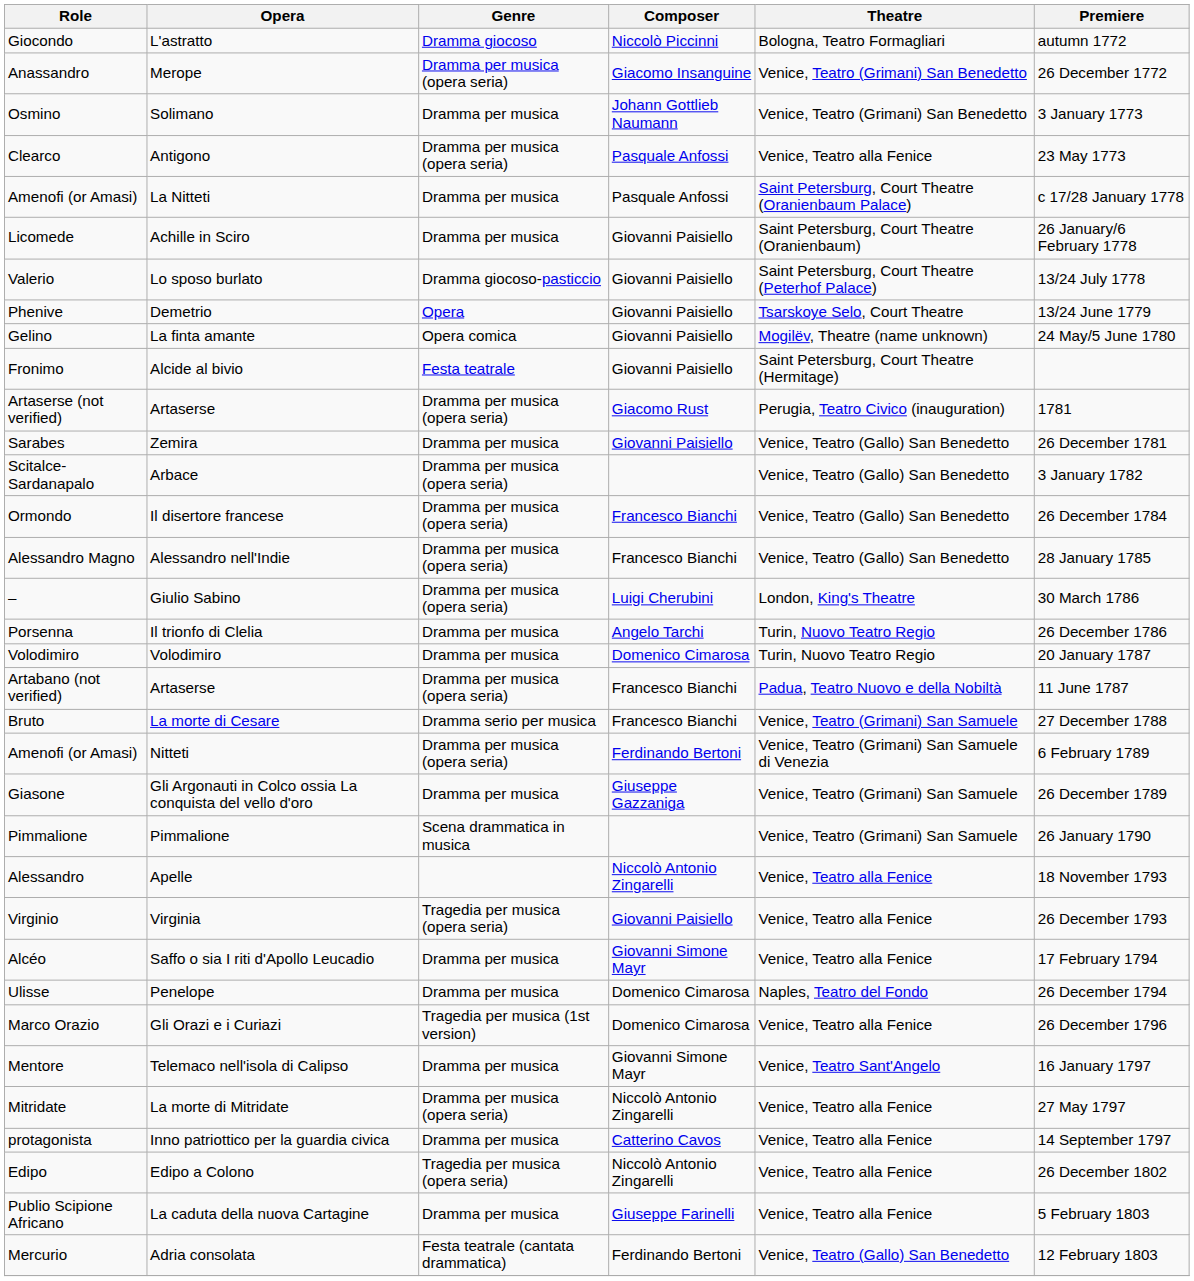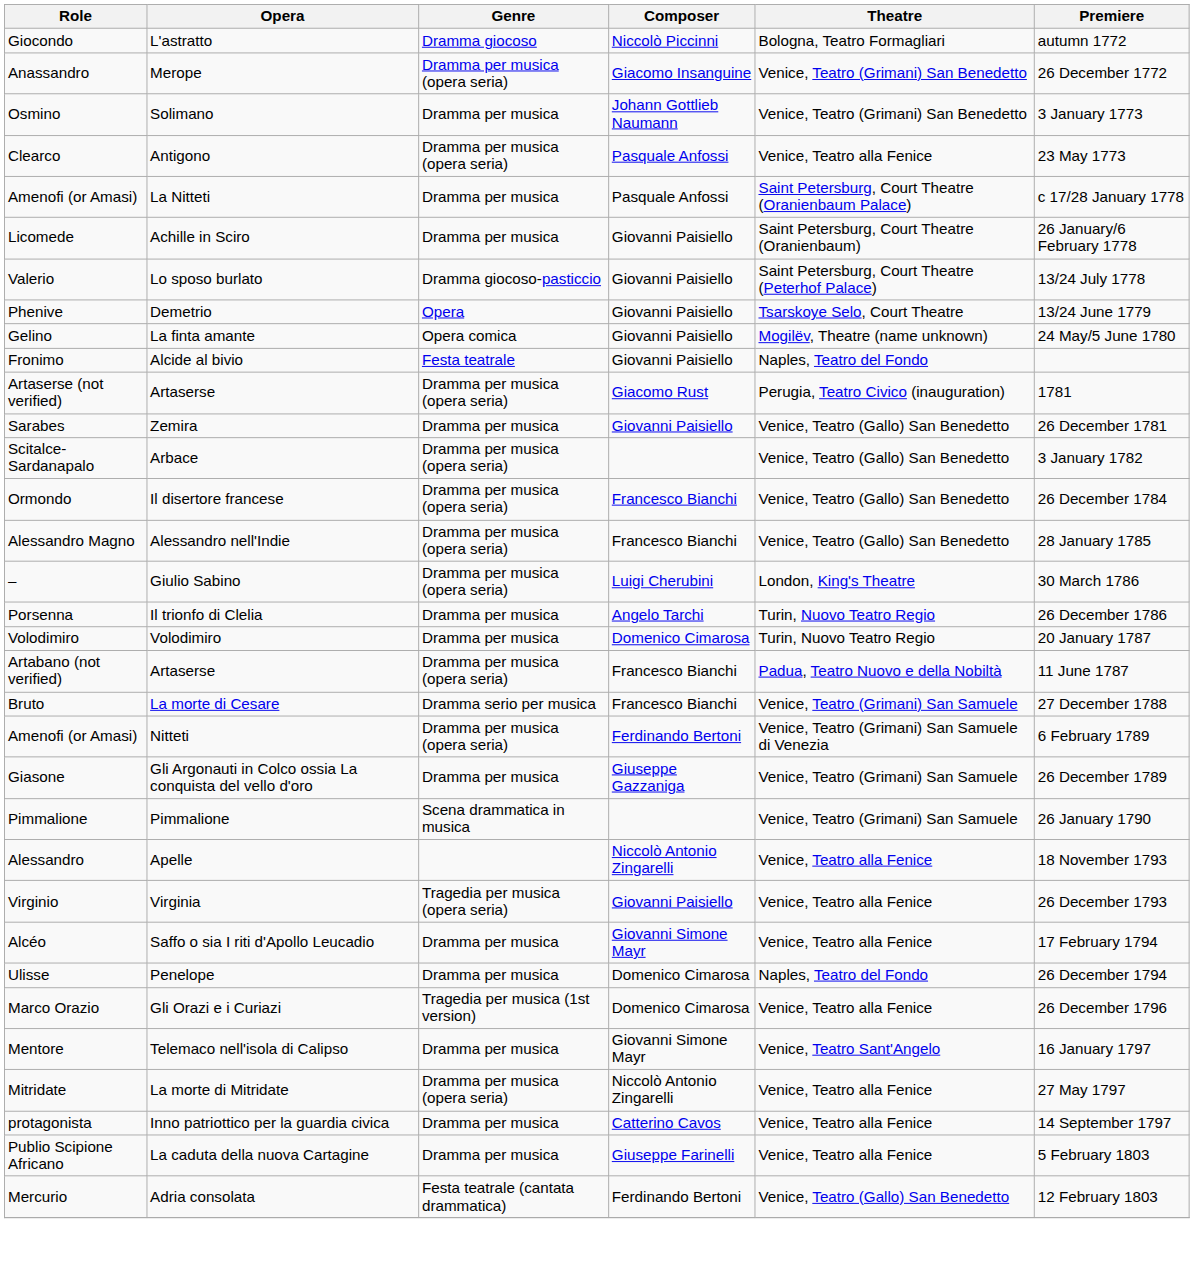(866, 368) Saint Petersburg, Court Theatre (Hermitage) -> (843, 360) Naples, Teatro del Fondo
- row: (27, 1172)
